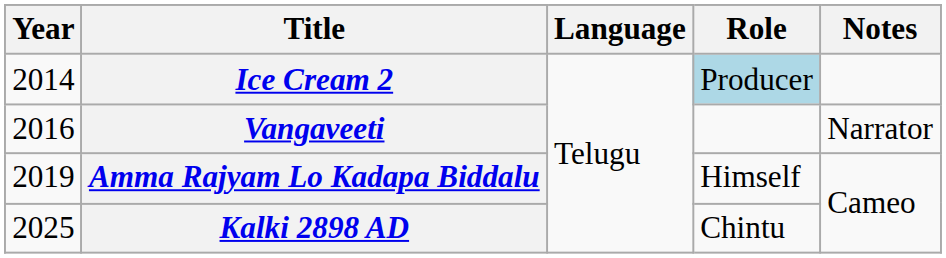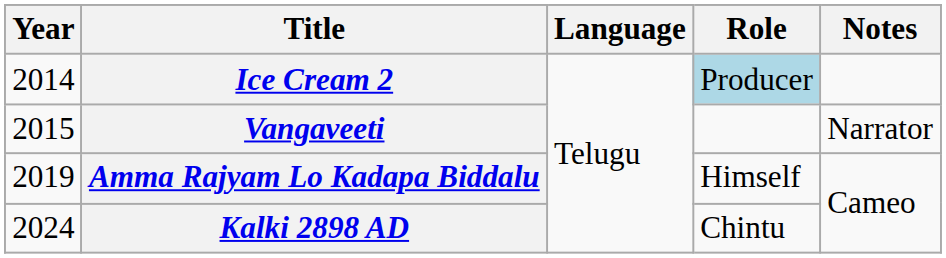(43, 128) 2016 -> (43, 128) 2015
(43, 227) 2025 -> (43, 227) 2024
